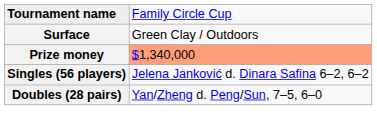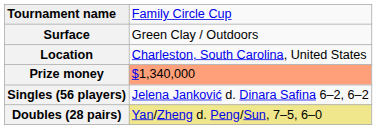+ row: (67, 54)
(227, 94) no background -> (227, 114) khaki background
